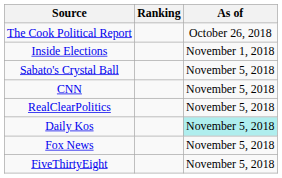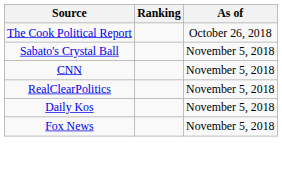- row: (69, 51)
(230, 126) paleturquoise background -> (230, 107) no background
- row: (69, 164)
